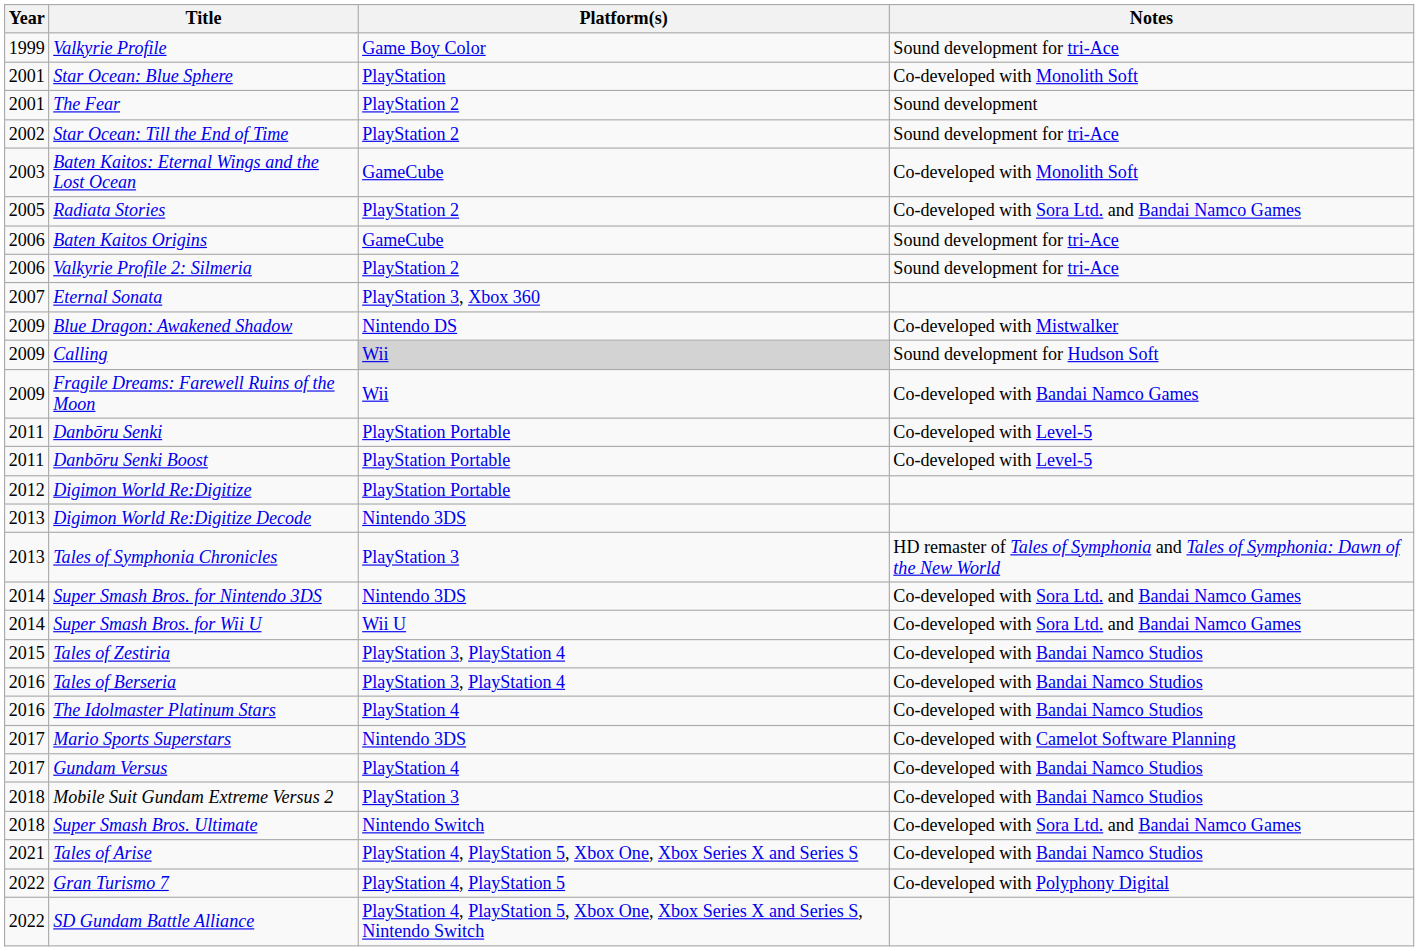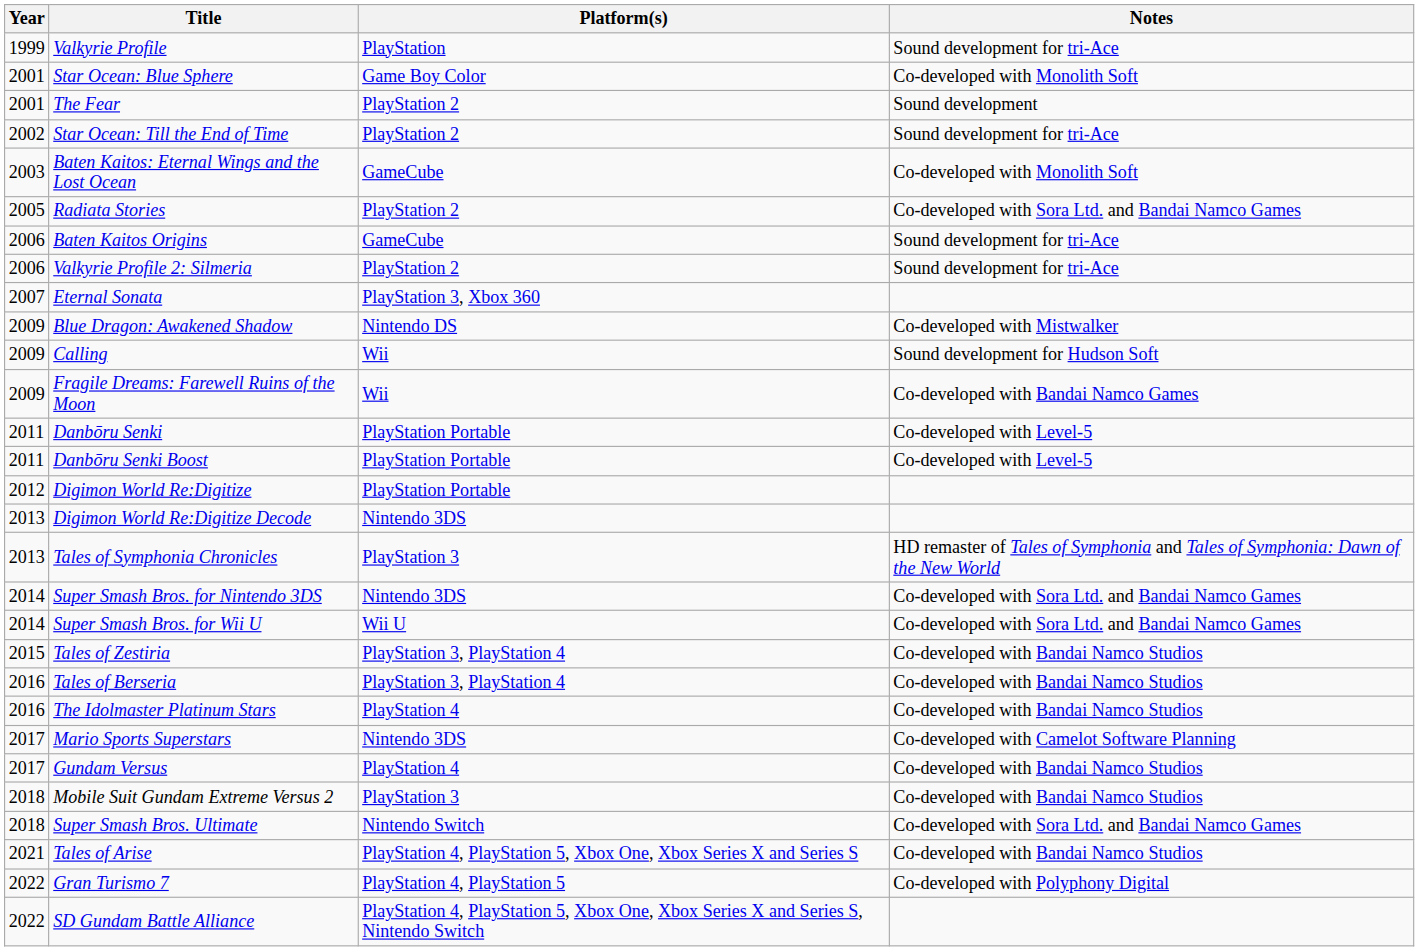(424, 47) Game Boy Color -> (404, 47) PlayStation
(404, 76) PlayStation -> (424, 76) Game Boy Color
(375, 354) lightgrey background -> (375, 354) no background
